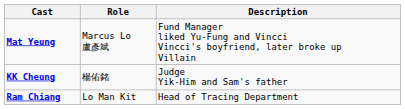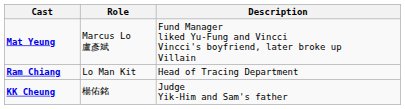rows swapped: (33, 97) <-> (31, 77)
